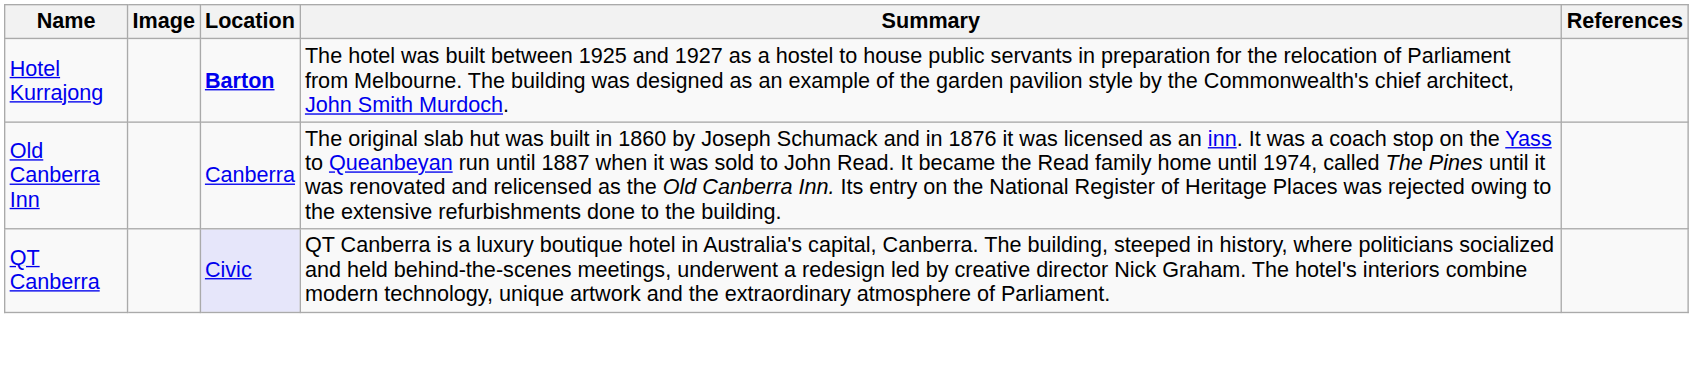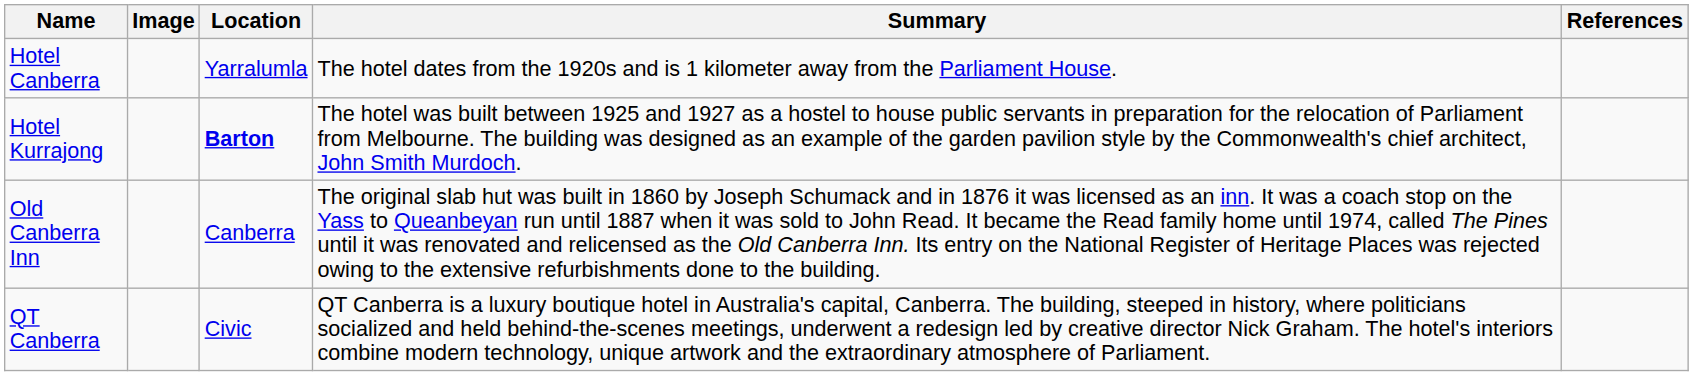+ row: (55, 68)
(228, 270) lavender background -> (228, 328) no background
